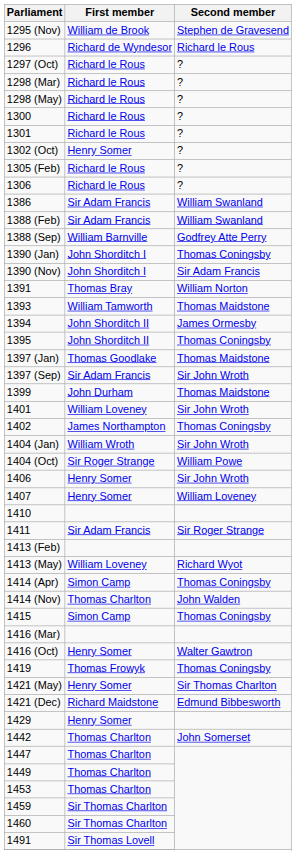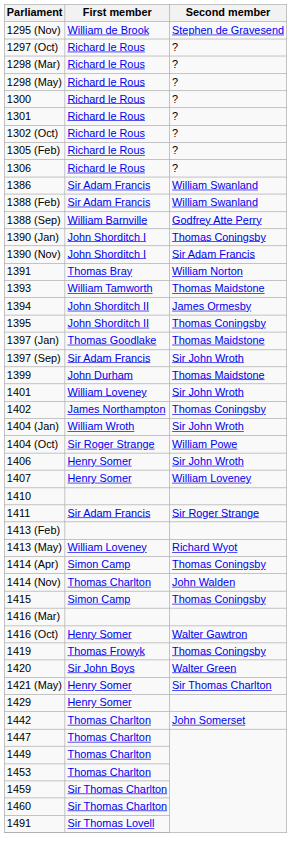- row: (19, 47)
(100, 151) Henry Somer -> (106, 133) Richard le Rous
+ row: (19, 668)
- row: (34, 703)
